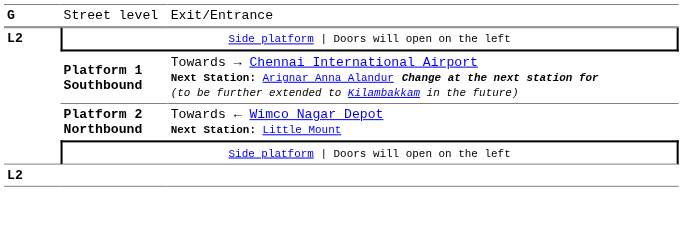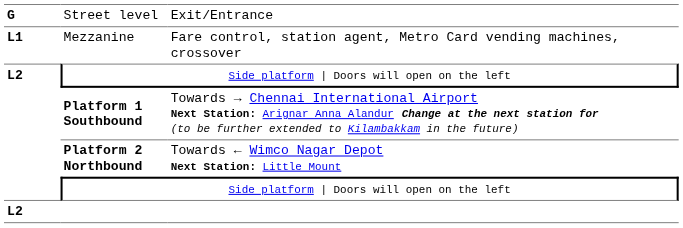+ row: (99, 38)
